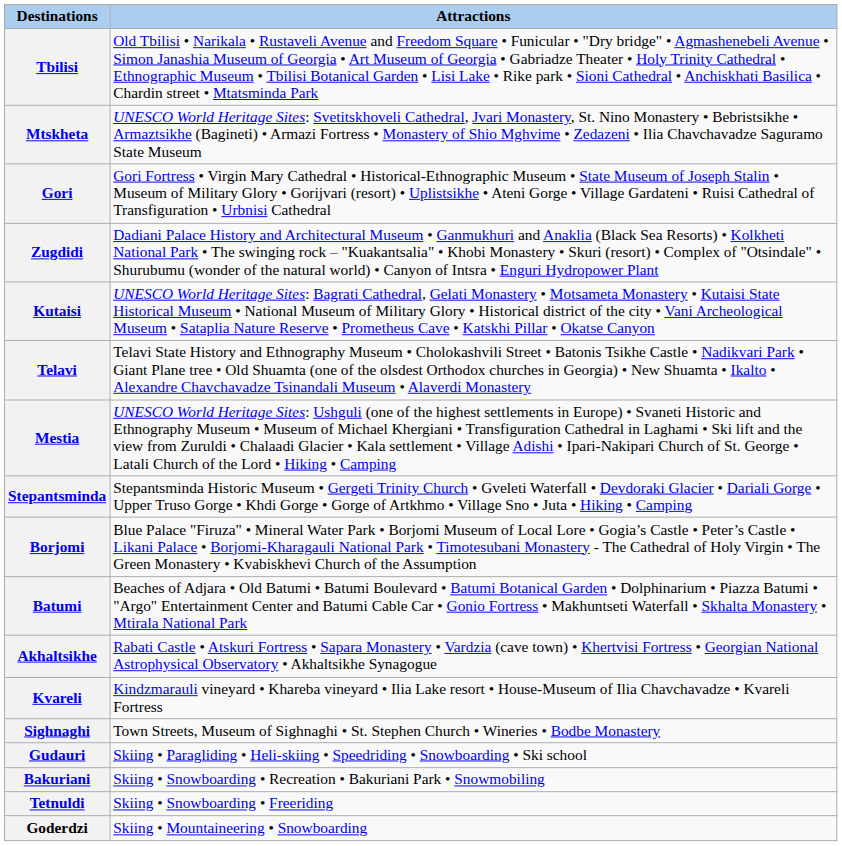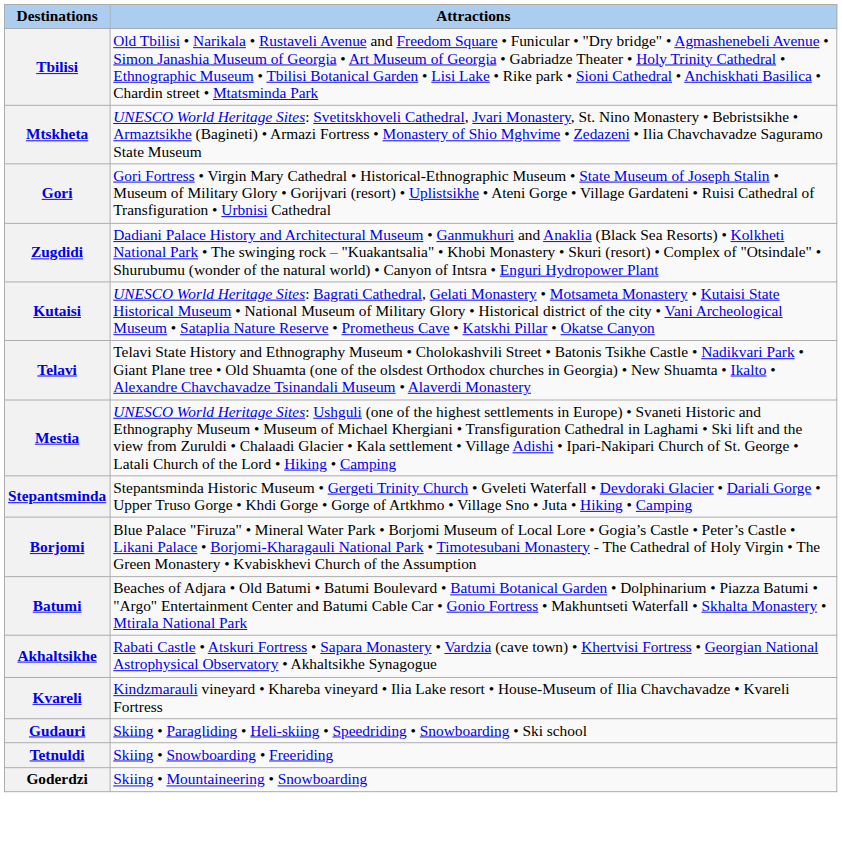- row: (57, 730)
- row: (57, 779)
